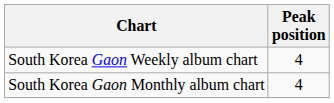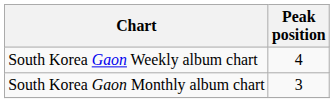(299, 85) 4 -> (299, 85) 3
